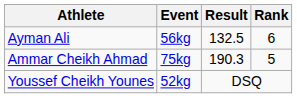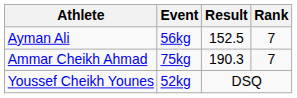(226, 38) 132.5 -> (226, 38) 152.5
(271, 38) 6 -> (271, 38) 7
(271, 60) 5 -> (271, 60) 7
